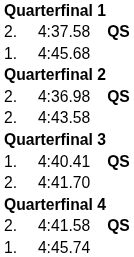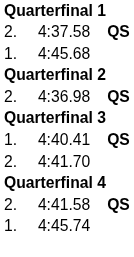- row: (64, 118)
